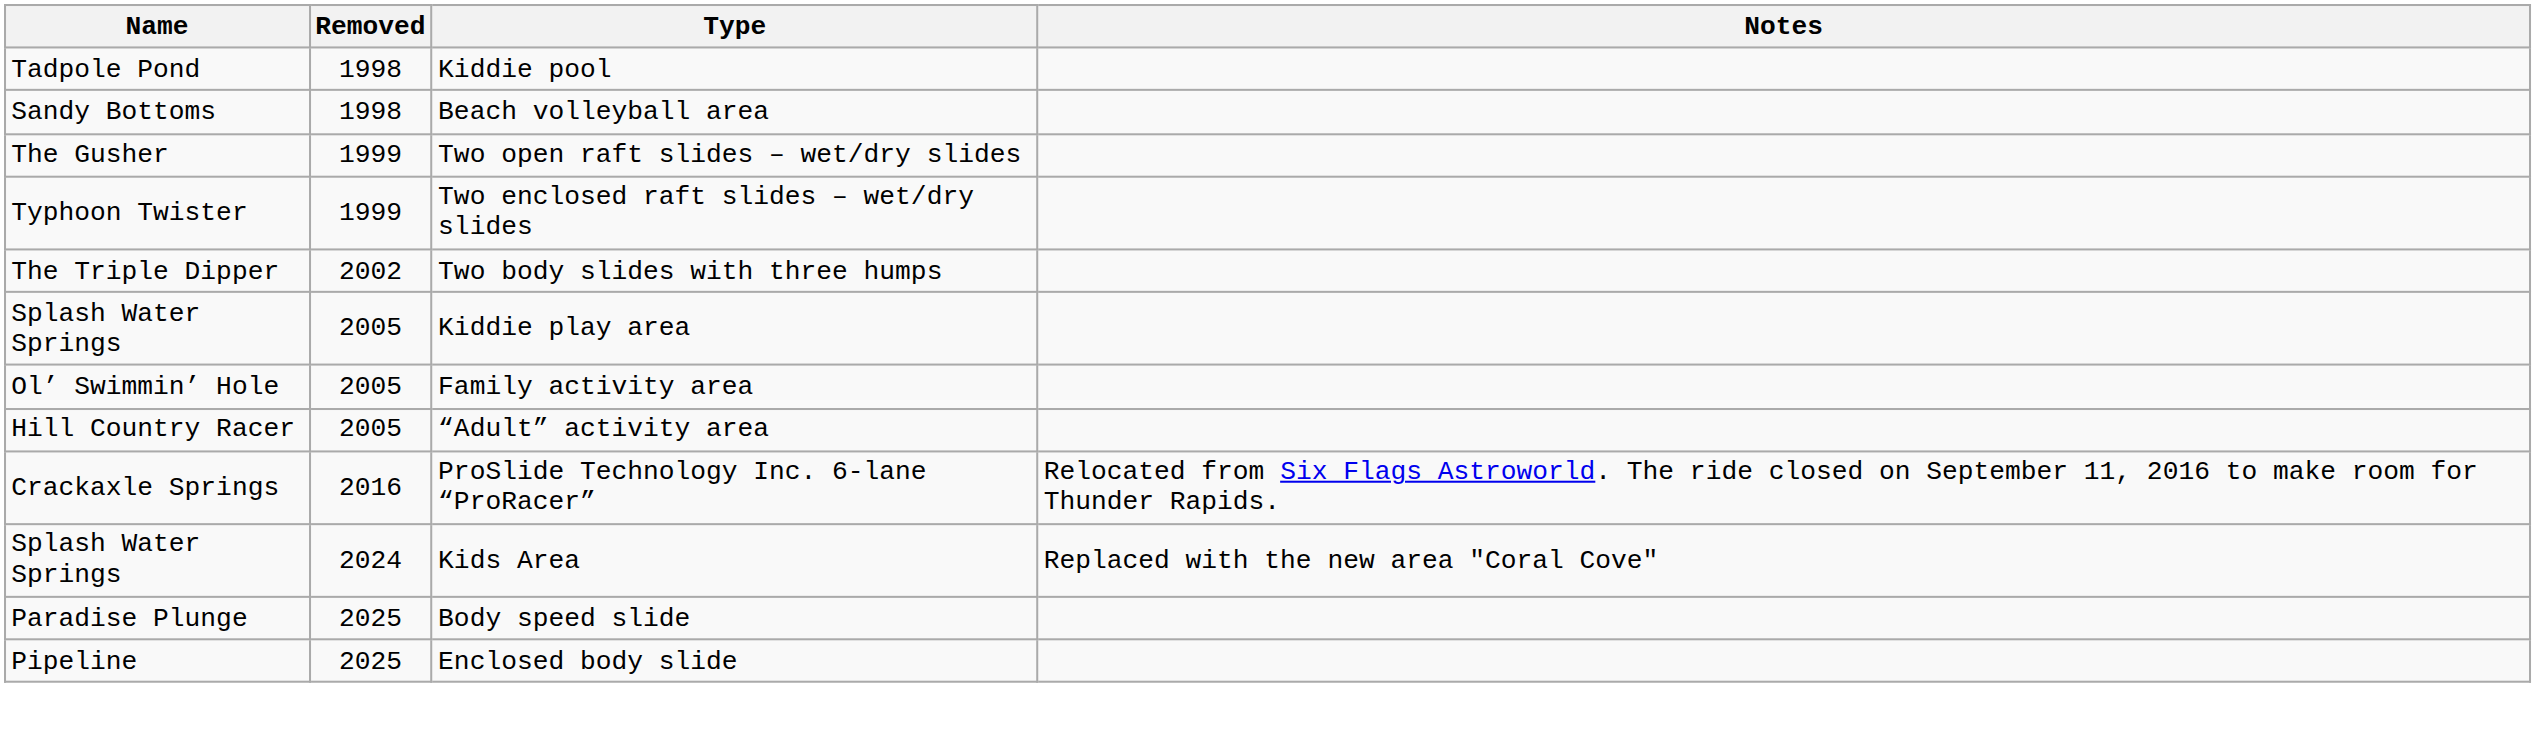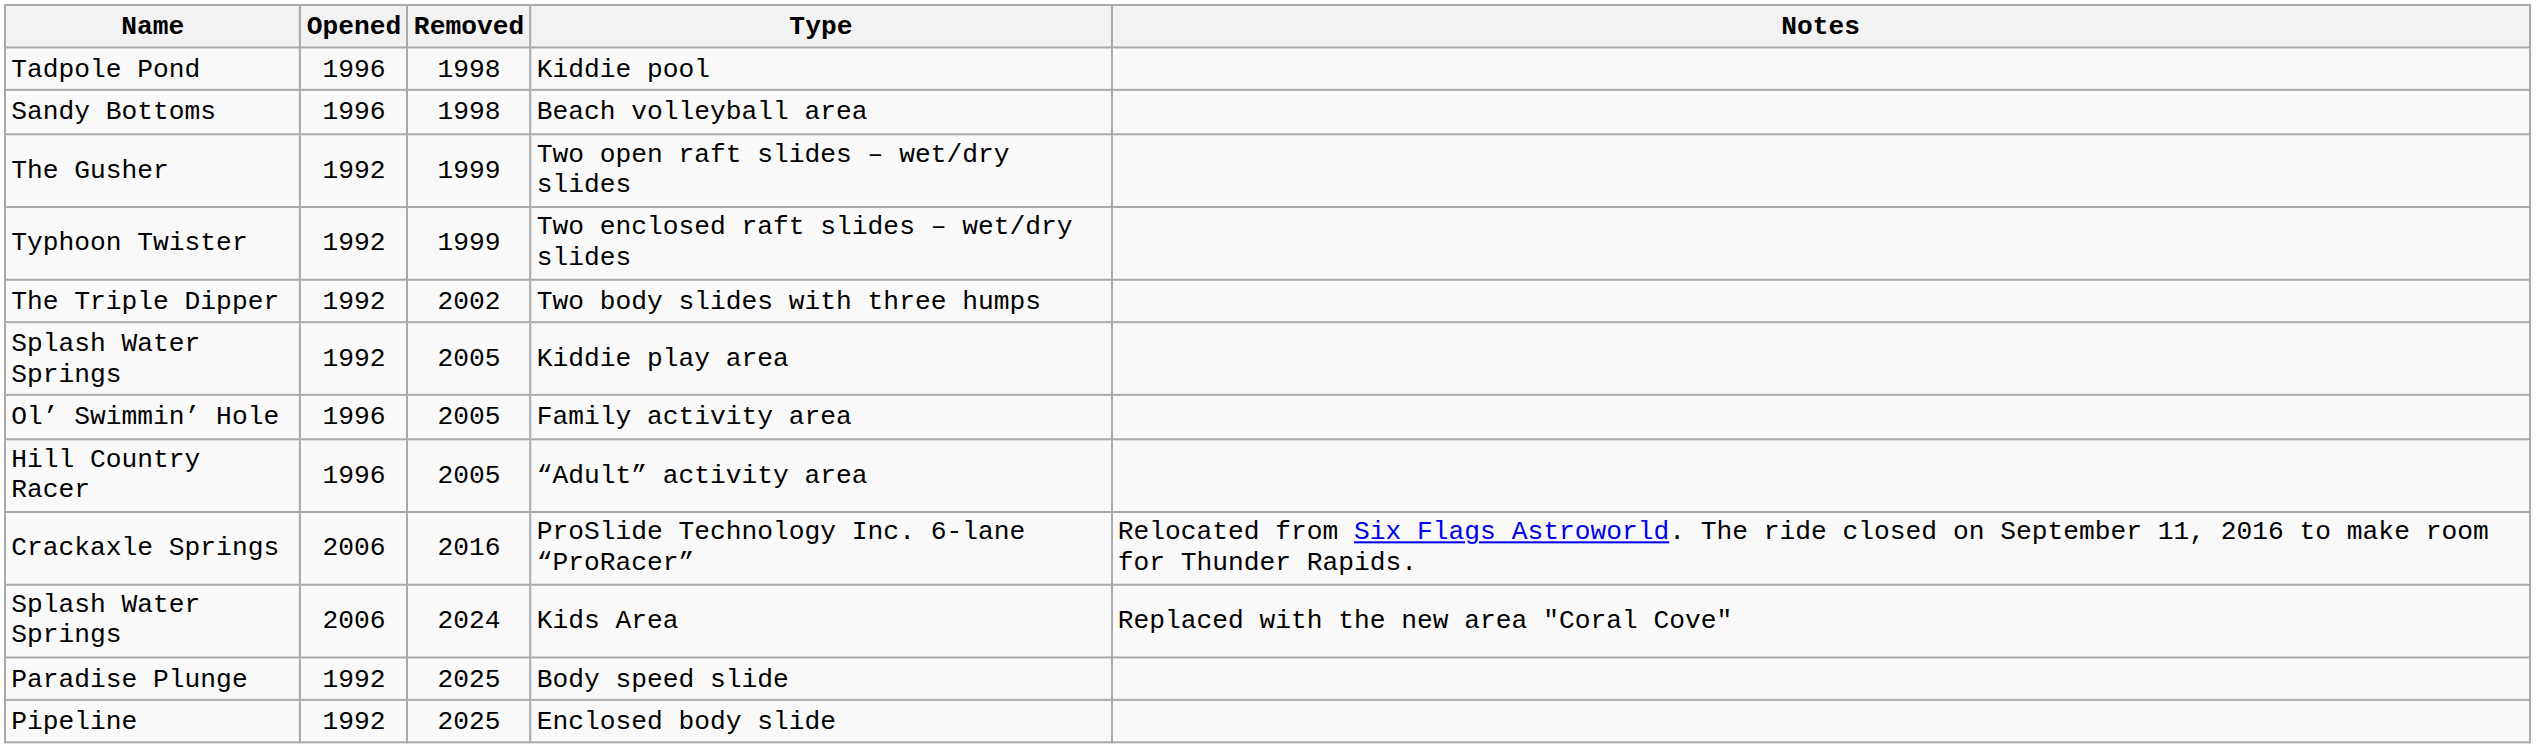+ column: (354, 26)
